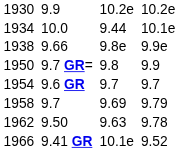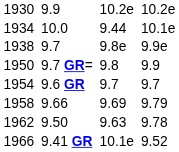(54, 47) 9.66 -> (51, 47) 9.7
(51, 103) 9.7 -> (54, 103) 9.66
